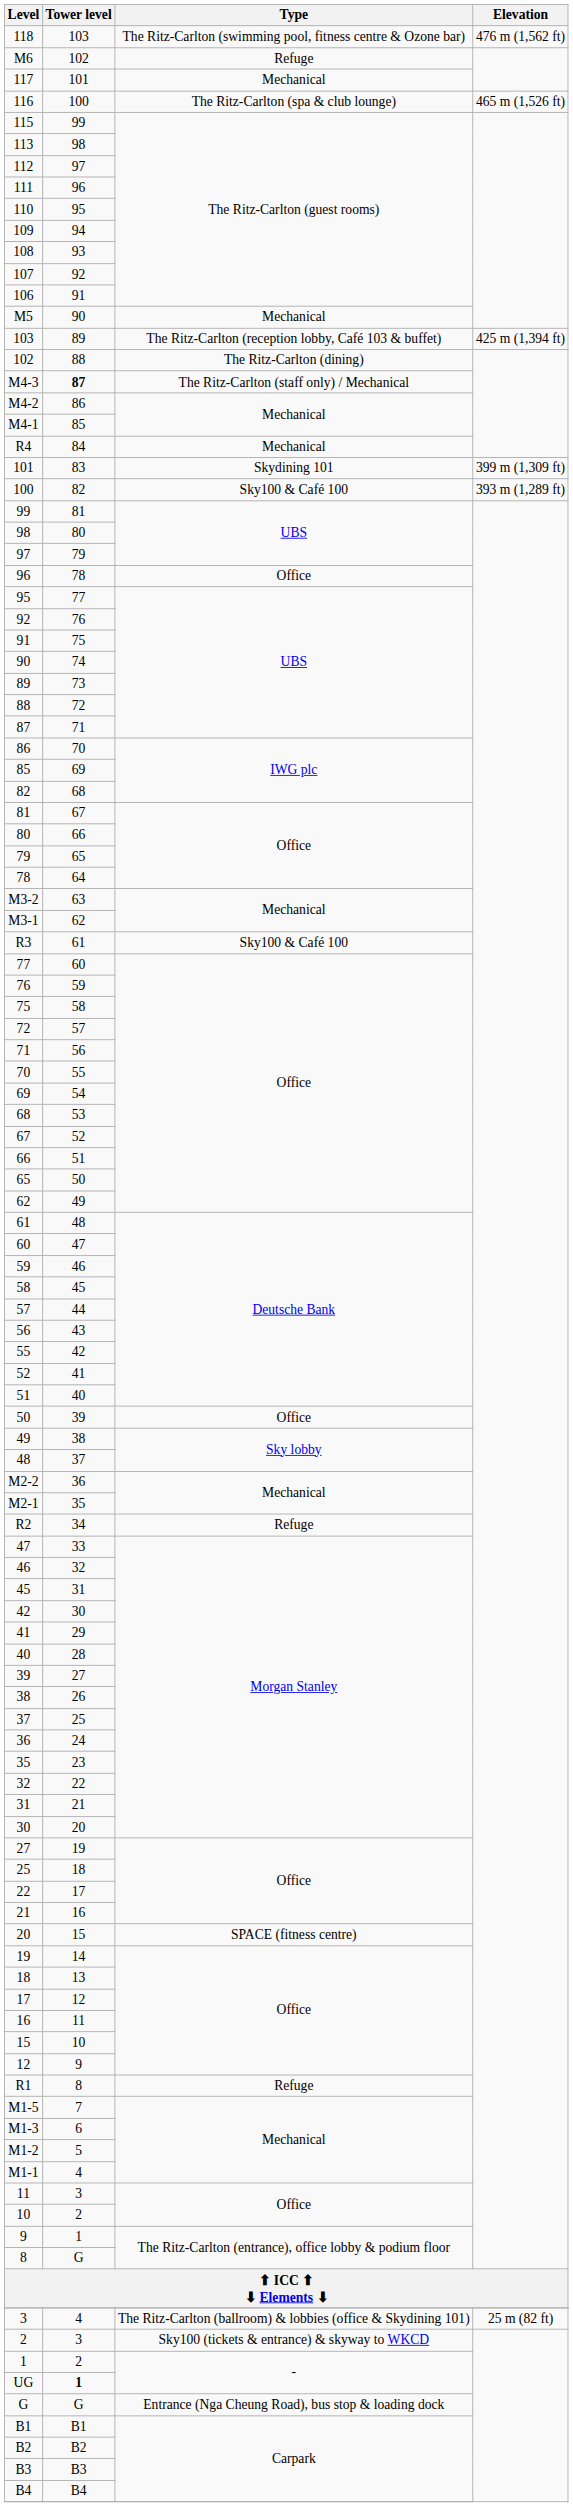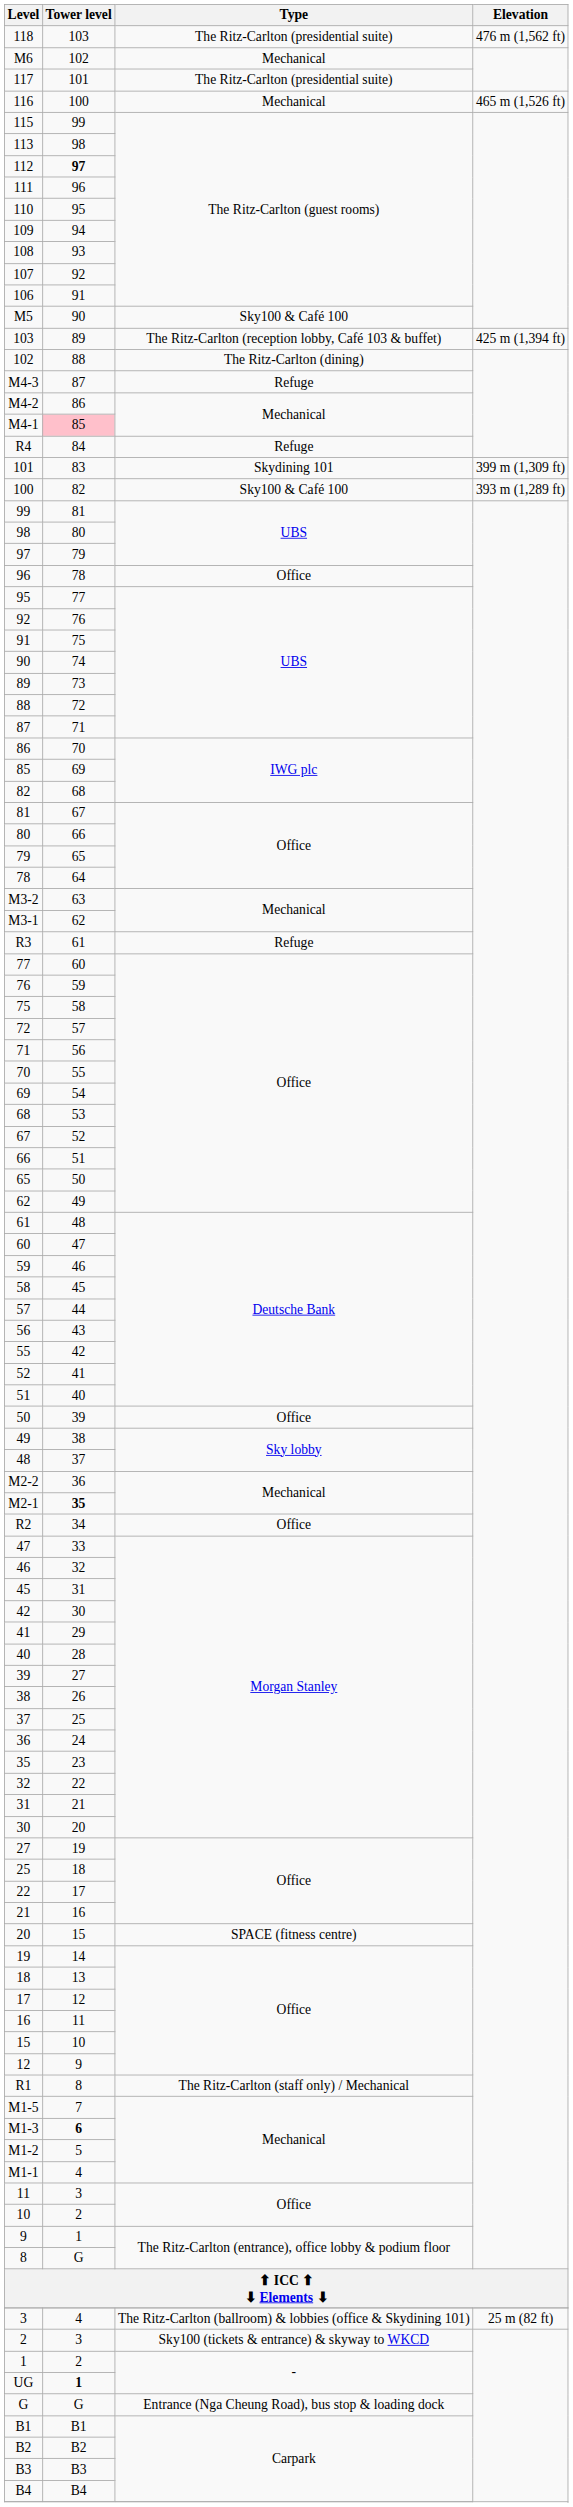(294, 36) The Ritz-Carlton (swimming pool, fitness centre & Ozone bar) -> (294, 36) The Ritz-Carlton (presidential suite)
(294, 58) Refuge -> (294, 58) Mechanical
(294, 79) Mechanical -> (294, 79) The Ritz-Carlton (presidential suite)
(294, 101) The Ritz-Carlton (spa & club lounge) -> (294, 101) Mechanical
(79, 166) normal -> (79, 166) bold
(294, 317) Mechanical -> (294, 317) Sky100 & Café 100
(79, 381) bold -> (79, 381) normal
(294, 381) The Ritz-Carlton (staff only) / Mechanical -> (294, 381) Refuge
(79, 425) no background -> (79, 425) pink background
(294, 446) Mechanical -> (294, 446) Refuge
(294, 942) Sky100 & Café 100 -> (294, 942) Refuge
(79, 1503) normal -> (79, 1503) bold
(294, 1525) Refuge -> (294, 1525) Office
(294, 2085) Refuge -> (294, 2085) The Ritz-Carlton (staff only) / Mechanical
(79, 2129) normal -> (79, 2129) bold
